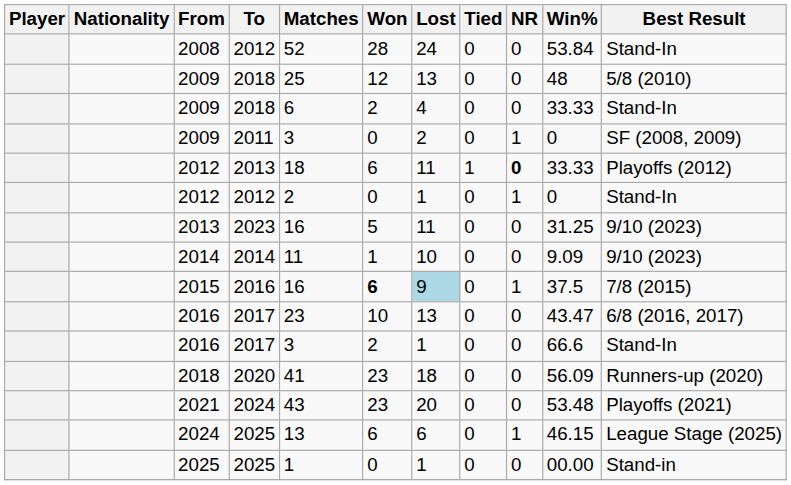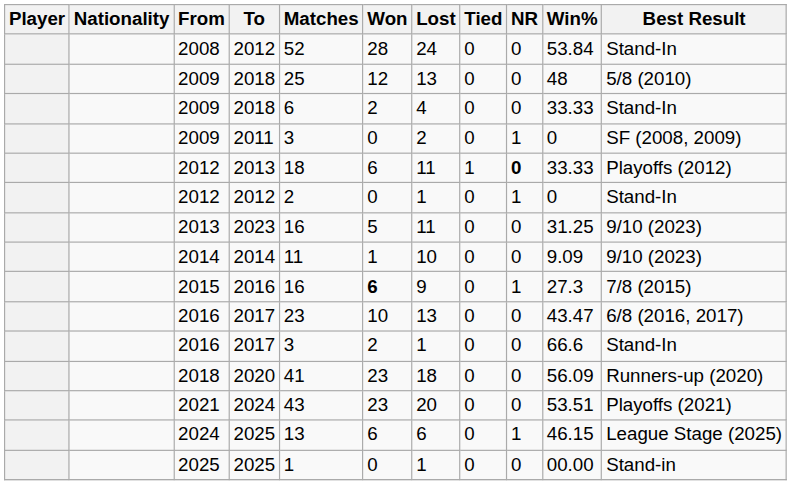(421, 286) lightblue background -> (421, 286) no background
(565, 286) 37.5 -> (565, 286) 27.3
(570, 405) 53.48 -> (570, 405) 53.51
